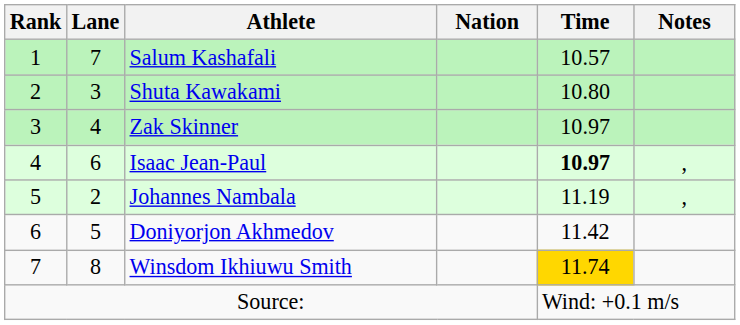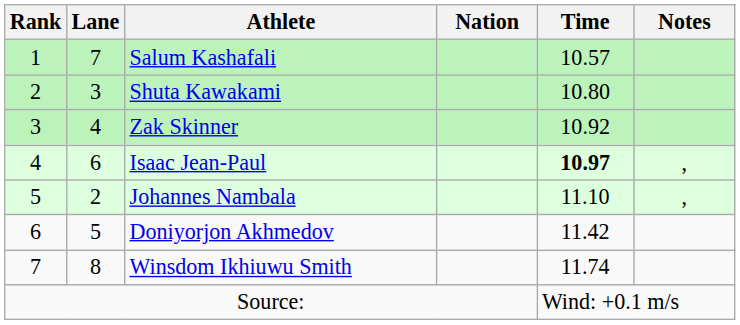(585, 127) 10.97 -> (585, 127) 10.92
(585, 197) 11.19 -> (585, 197) 11.10
(585, 267) gold background -> (585, 267) no background
